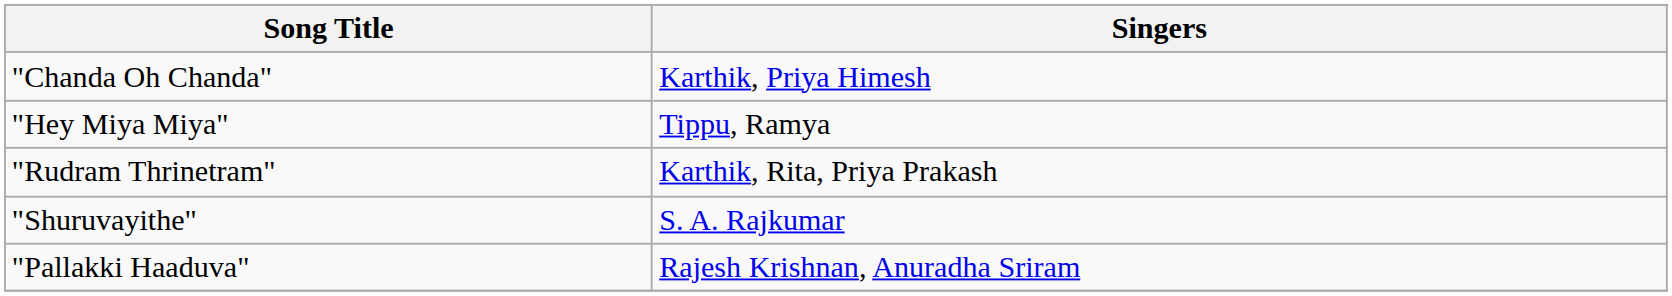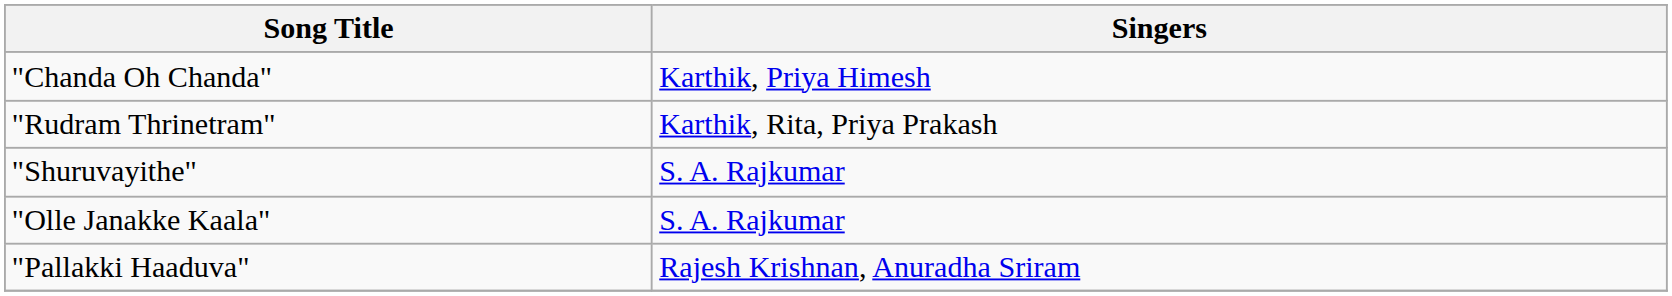- row: (120, 123)
+ row: (141, 219)
